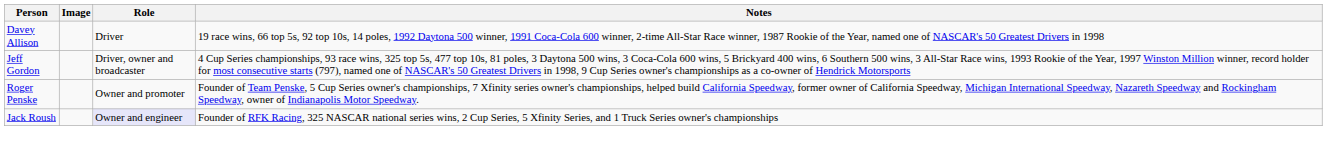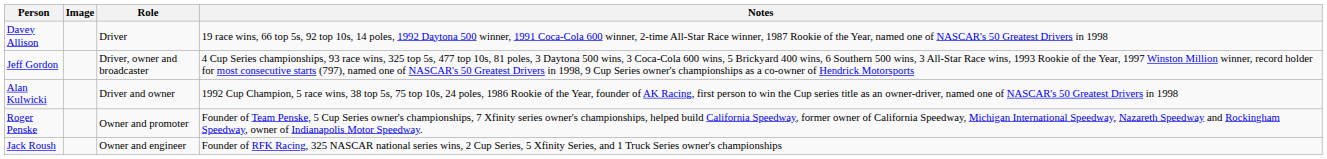+ row: (27, 94)
(139, 117) lavender background -> (143, 146) no background
